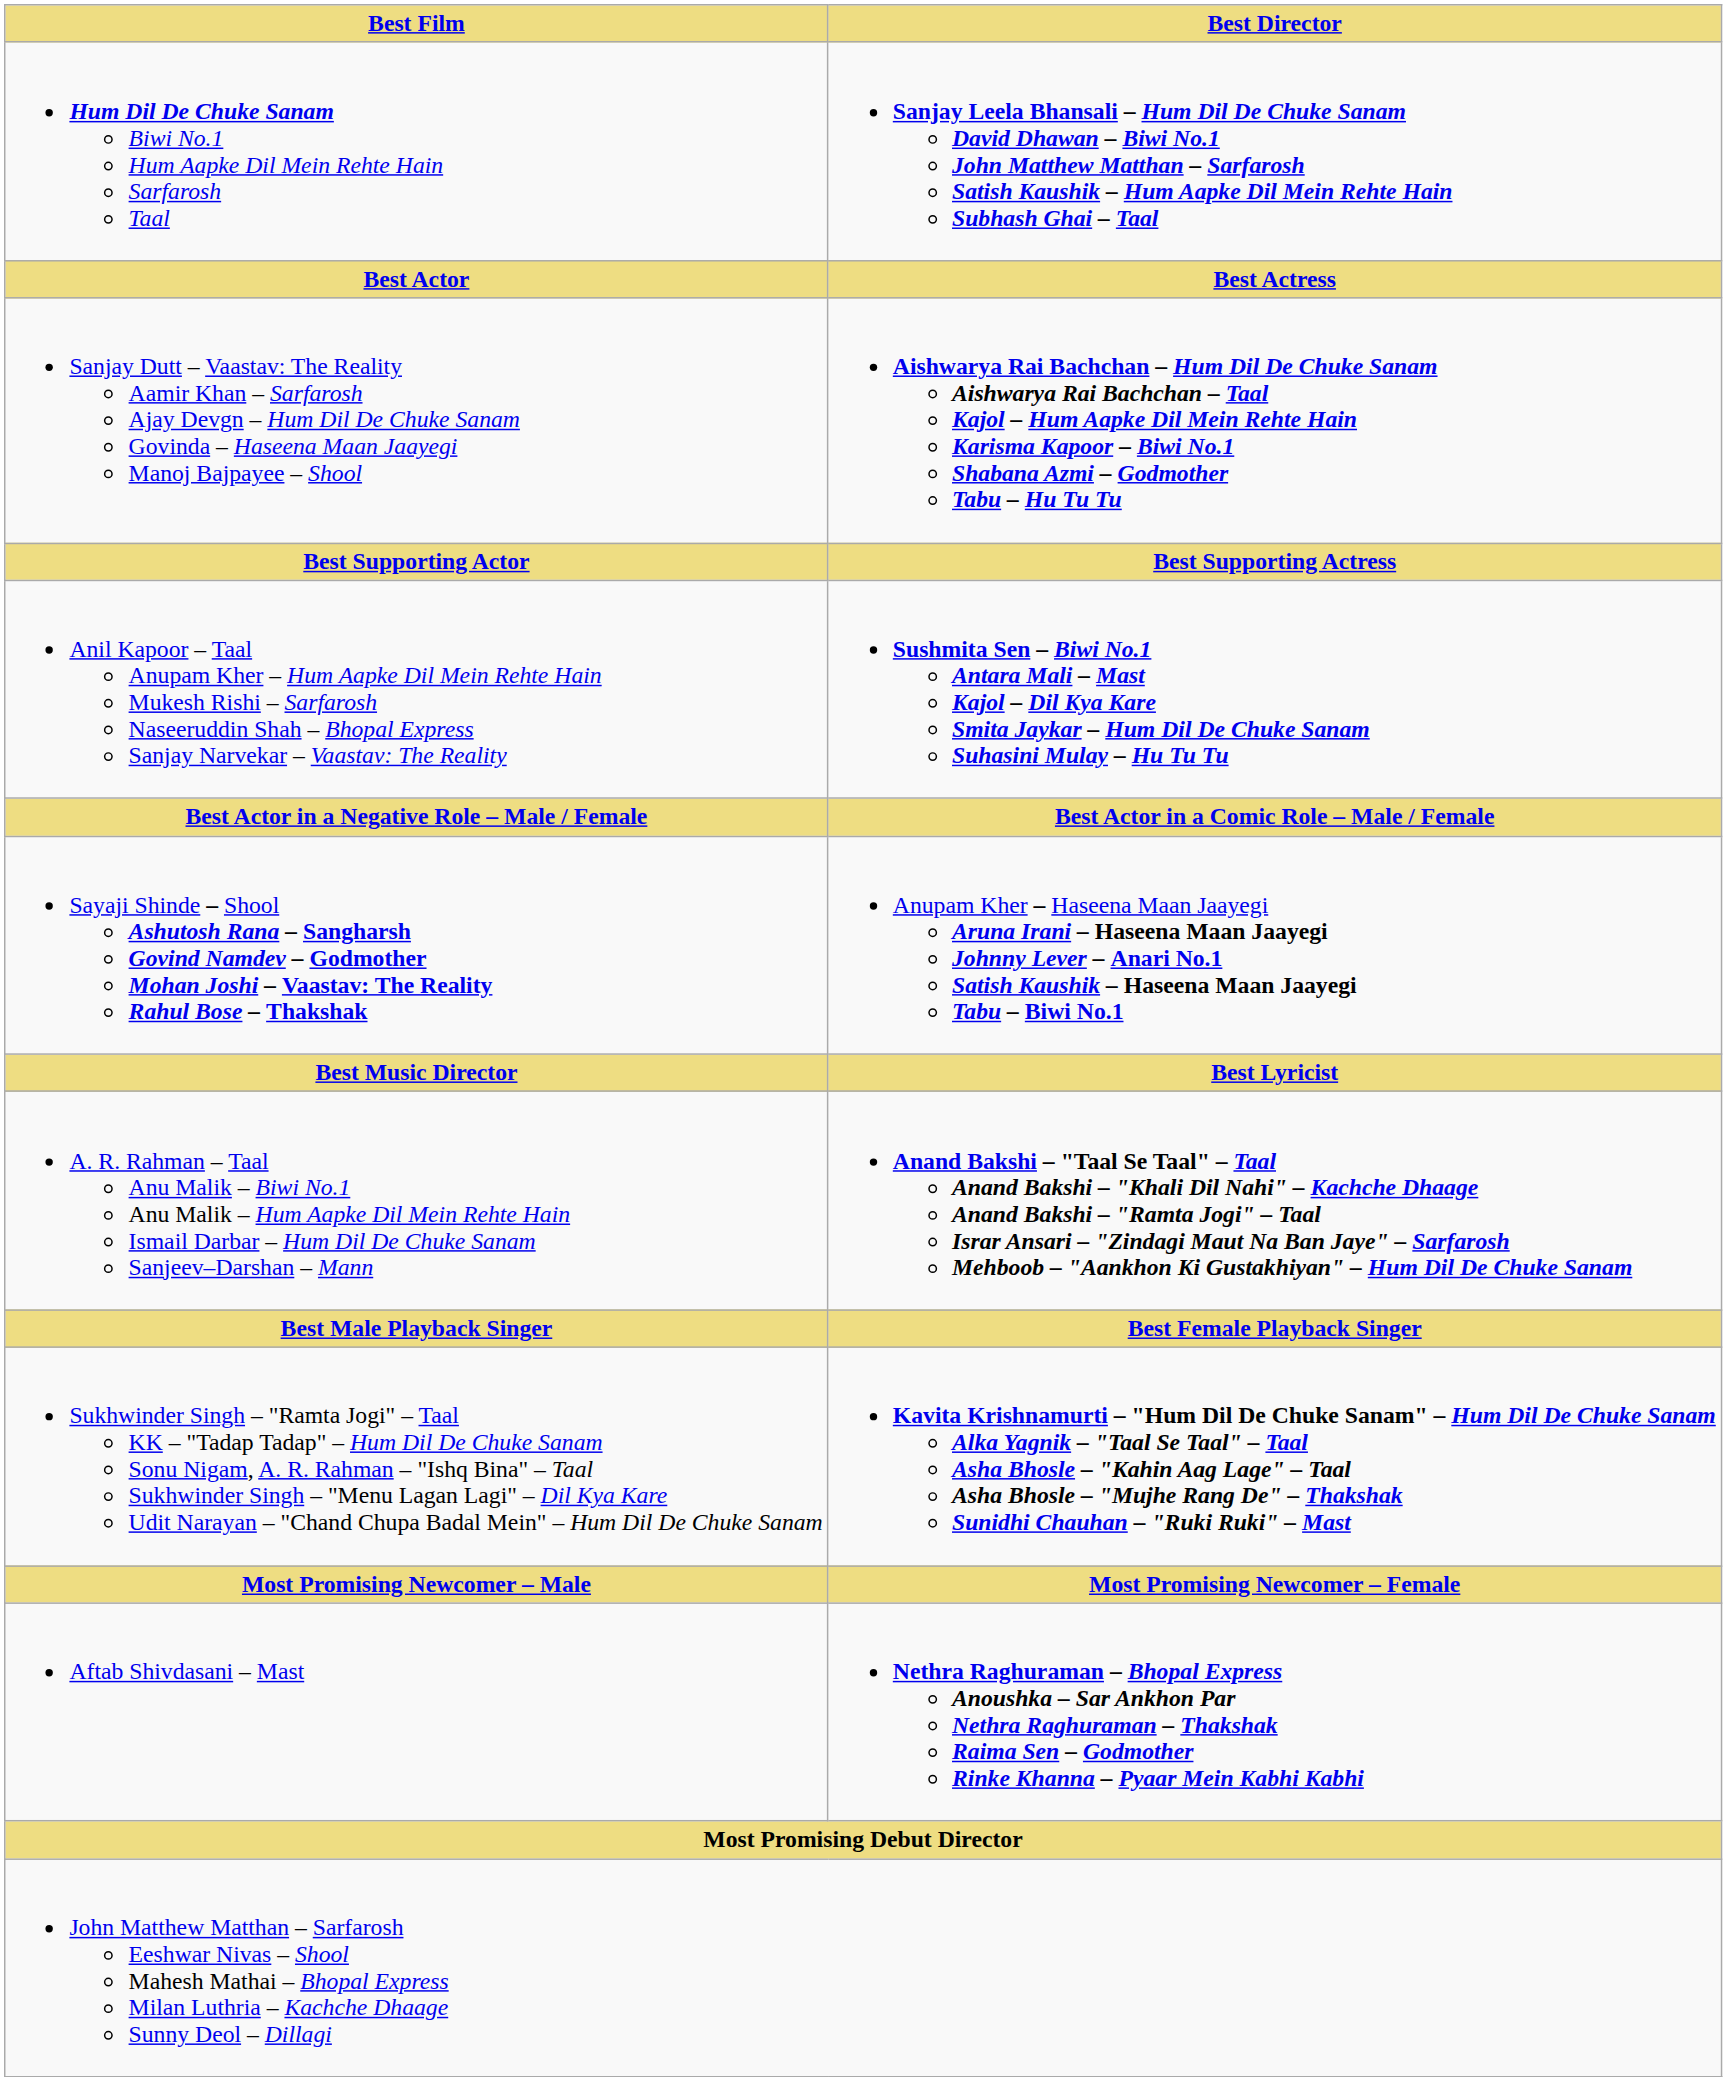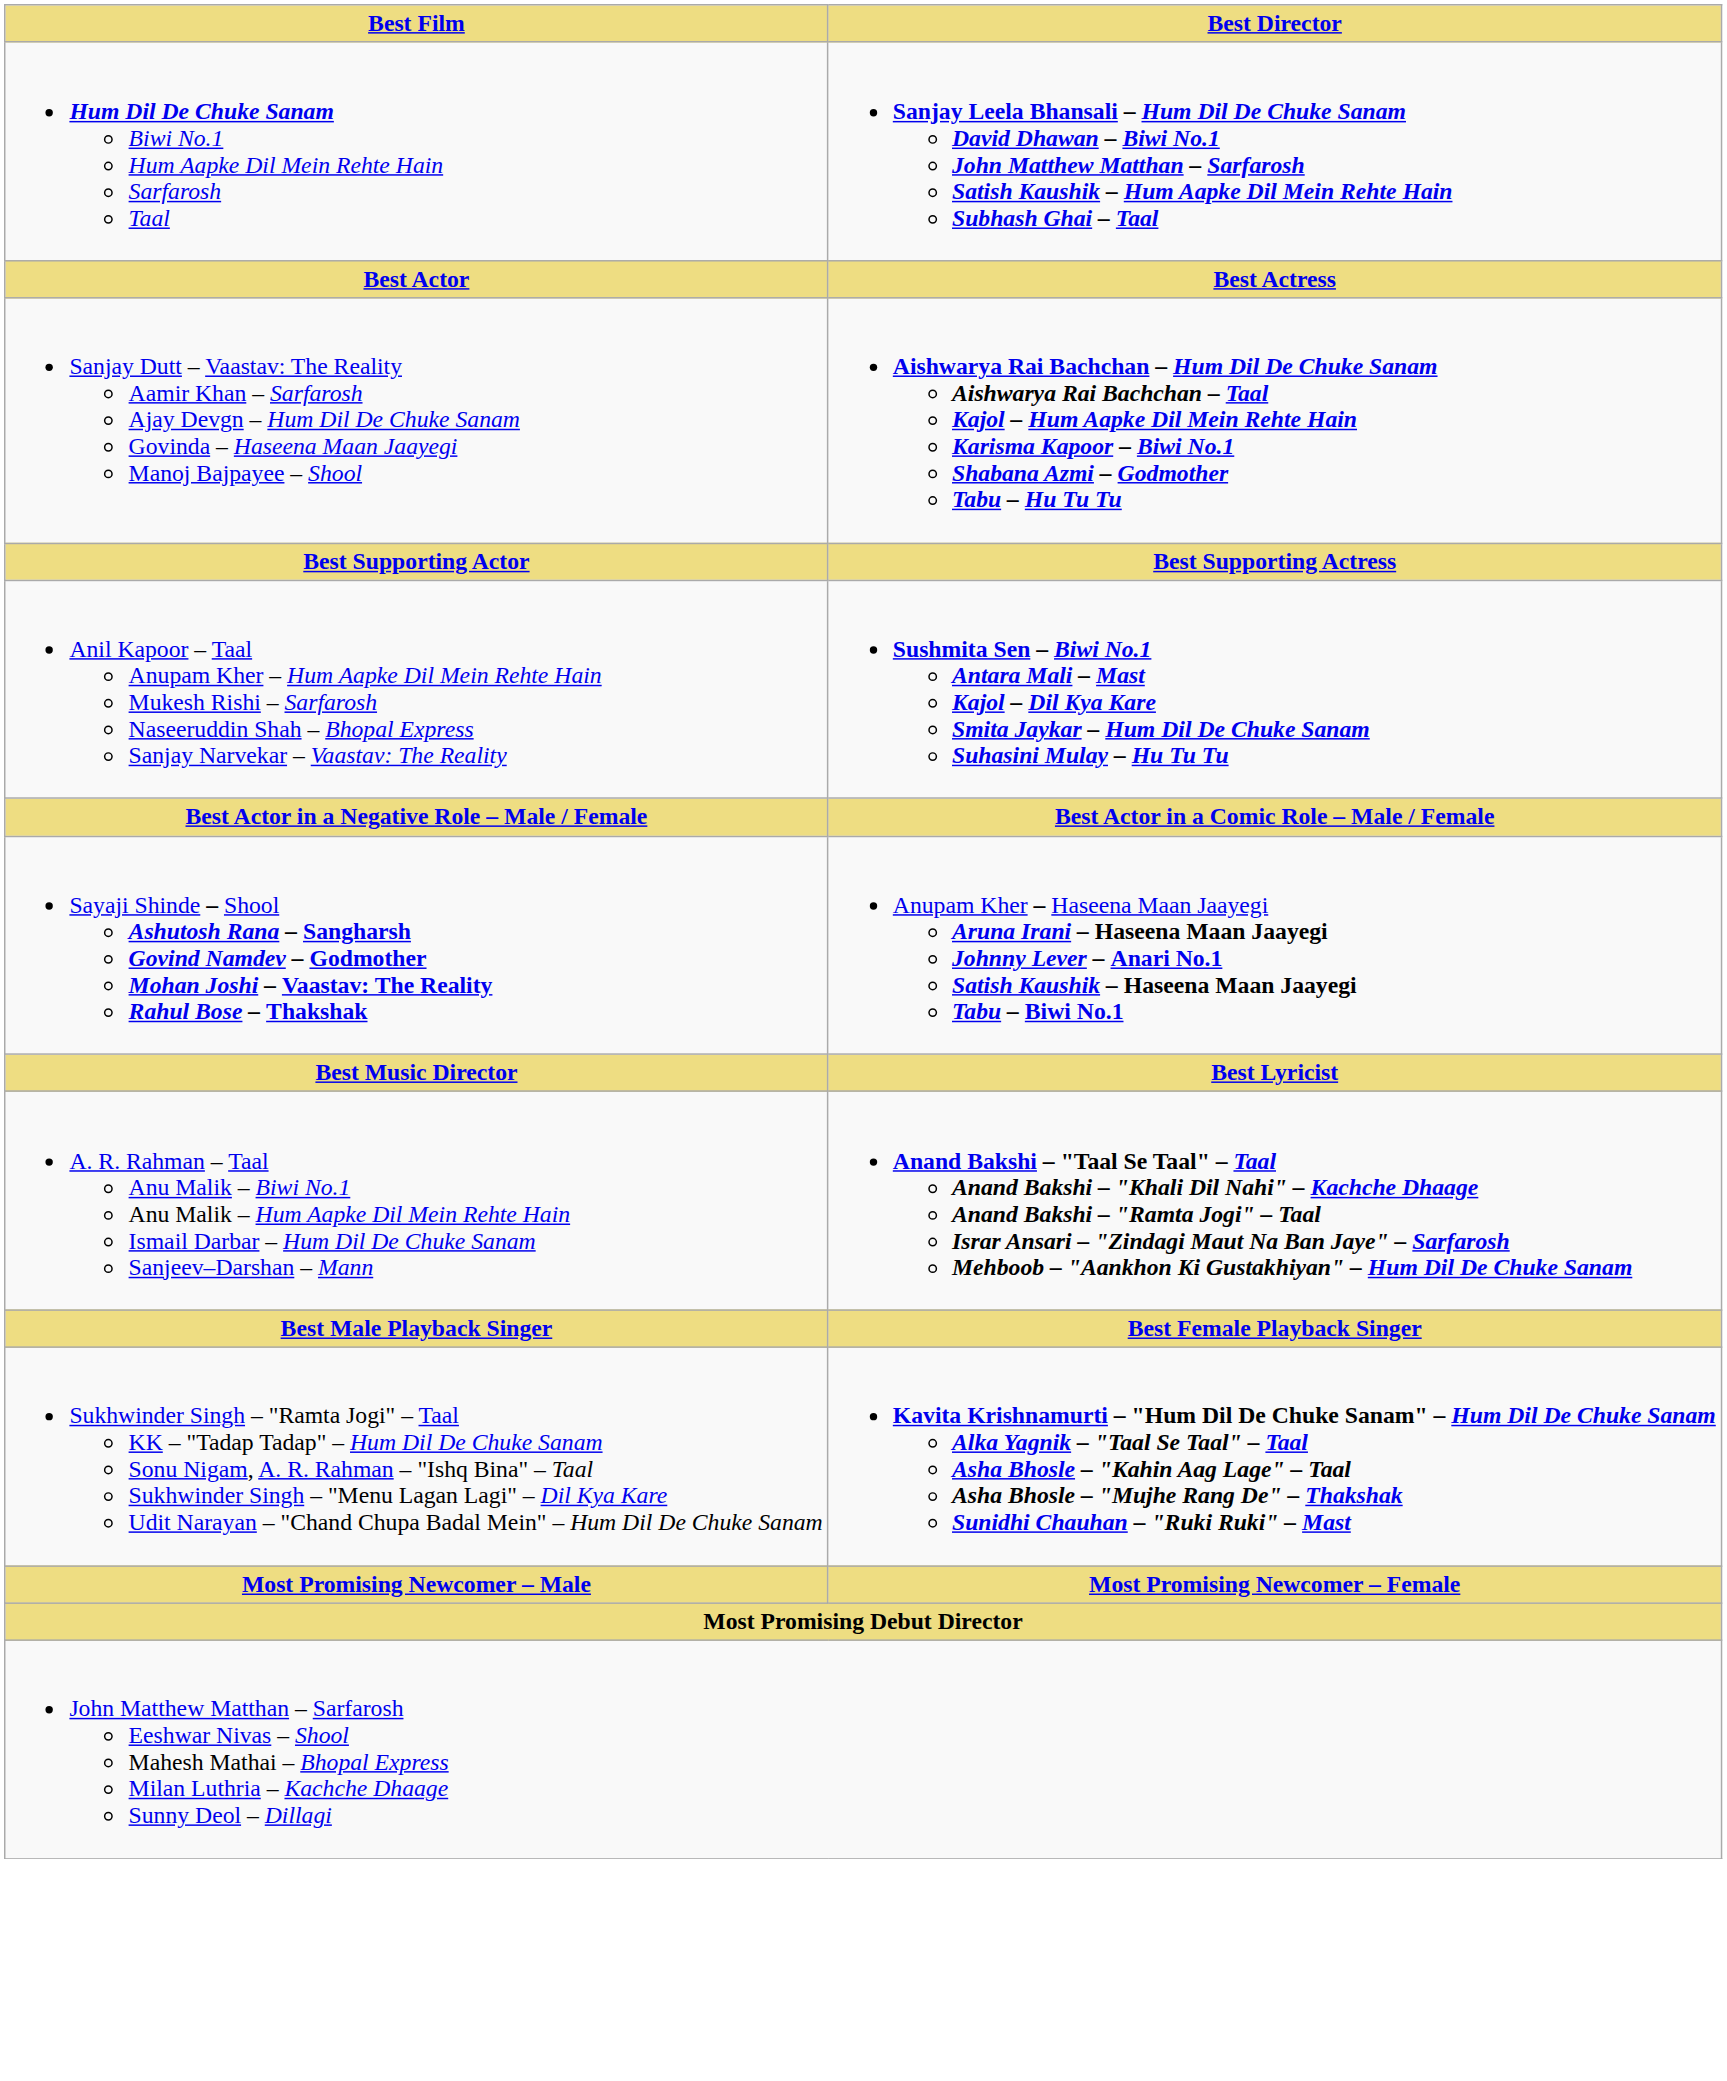- row: (416, 1672)
